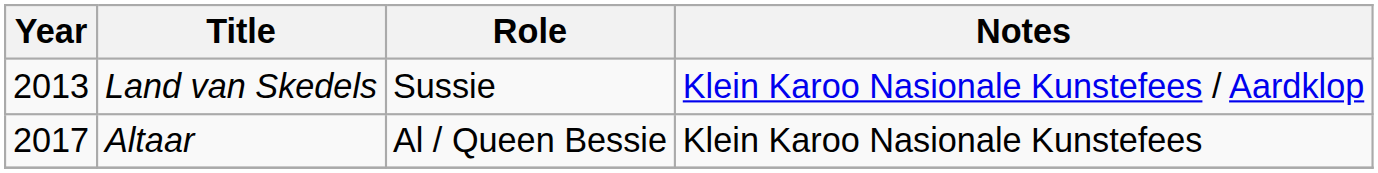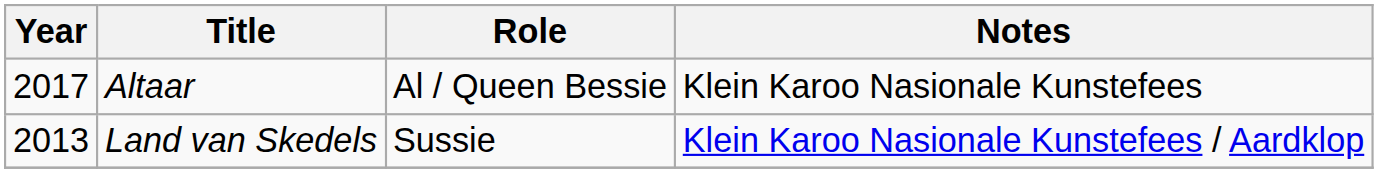rows swapped: (241, 85) <-> (150, 140)
